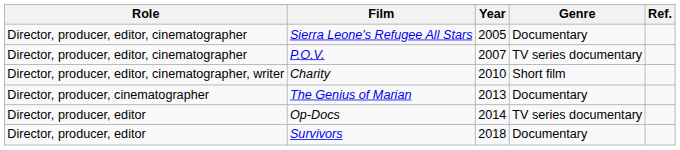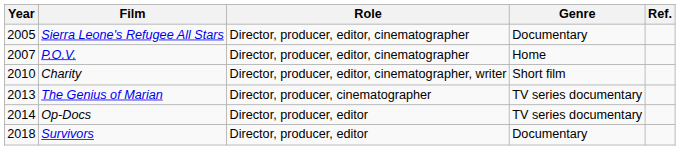columns swapped: (492, 14) <-> (146, 14)
(577, 54) TV series documentary -> (529, 54) Home
(550, 94) Documentary -> (577, 94) TV series documentary
